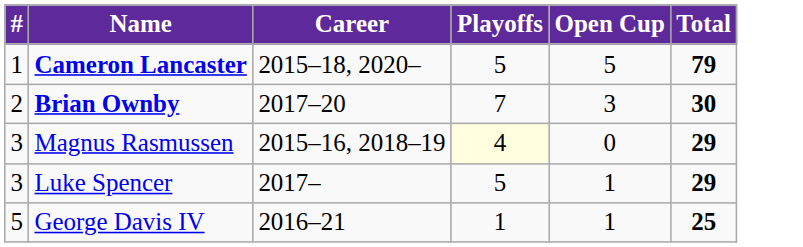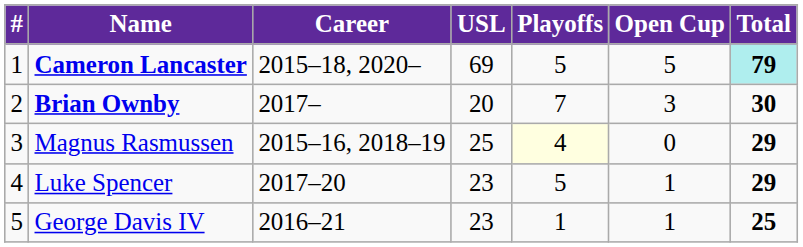+ column: (481, 24)
(704, 63) no background -> (764, 63) paleturquoise background
(302, 103) 2017–20 -> (290, 103) 2017–
(17, 182) 3 -> (17, 182) 4
(290, 182) 2017– -> (302, 182) 2017–20
